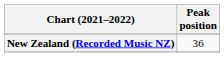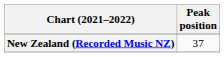(198, 43) 36 -> (198, 43) 37
